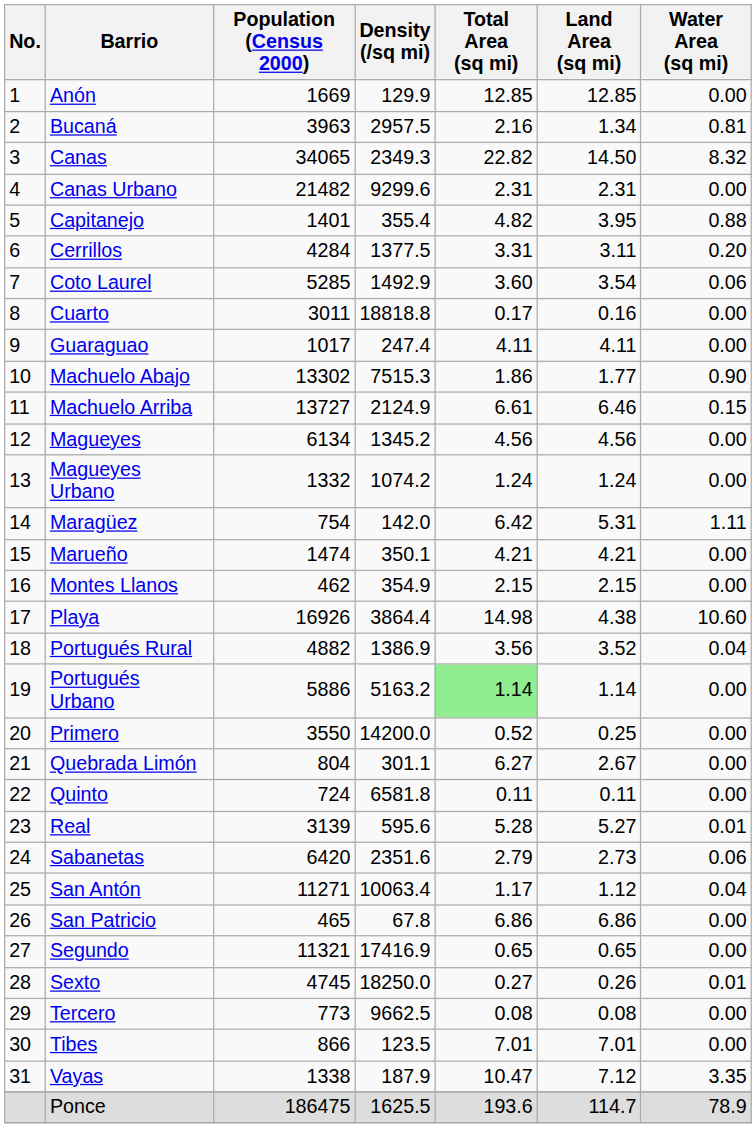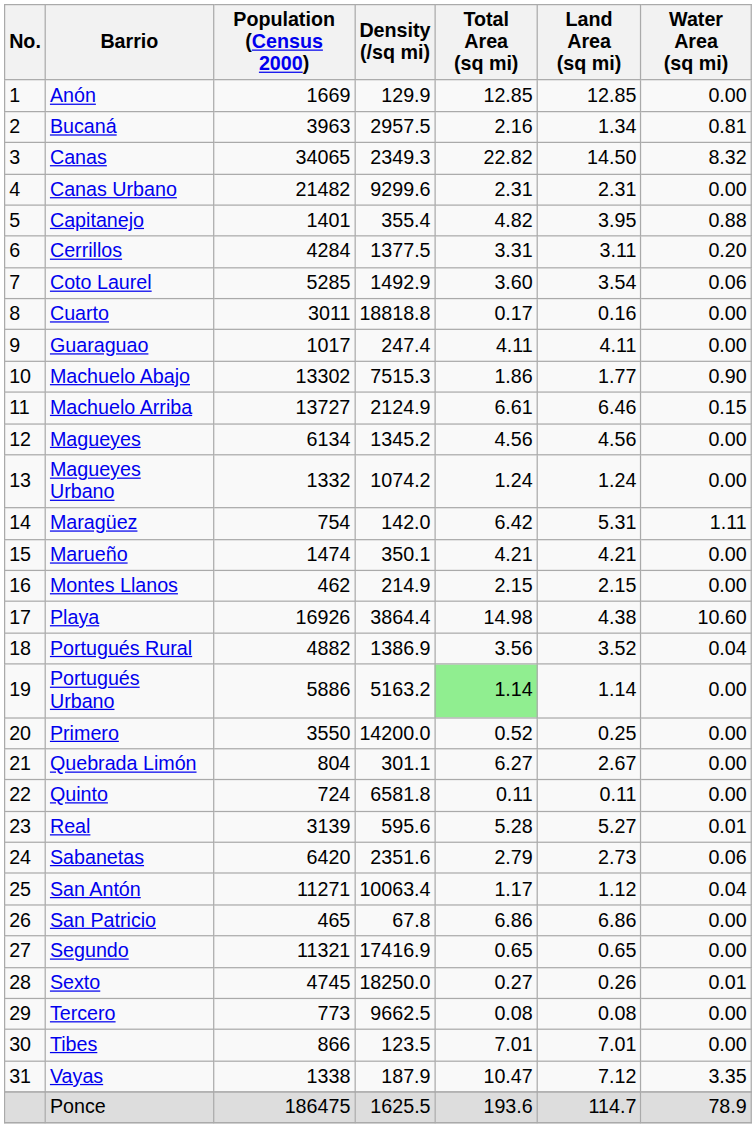(406, 585) 354.9 -> (406, 585) 214.9
